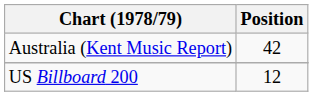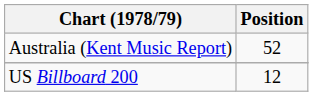(272, 47) 42 -> (272, 47) 52
